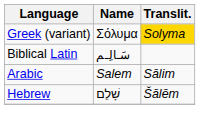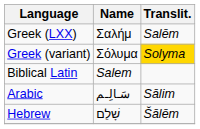+ row: (42, 34)
(113, 54) سَـالِـم -> (114, 73) Salem
(114, 74) Salem -> (113, 94) سَـالِـم
